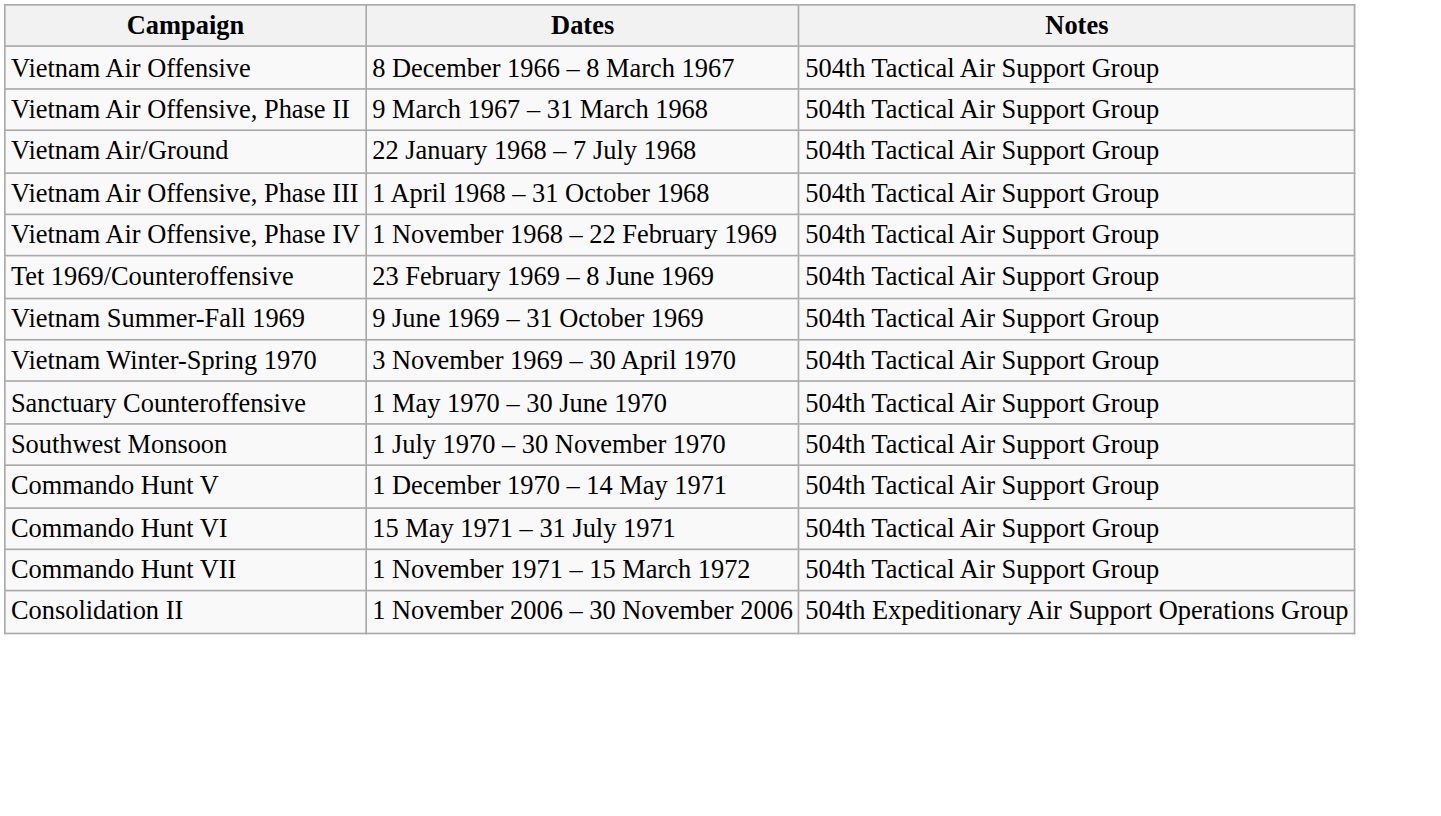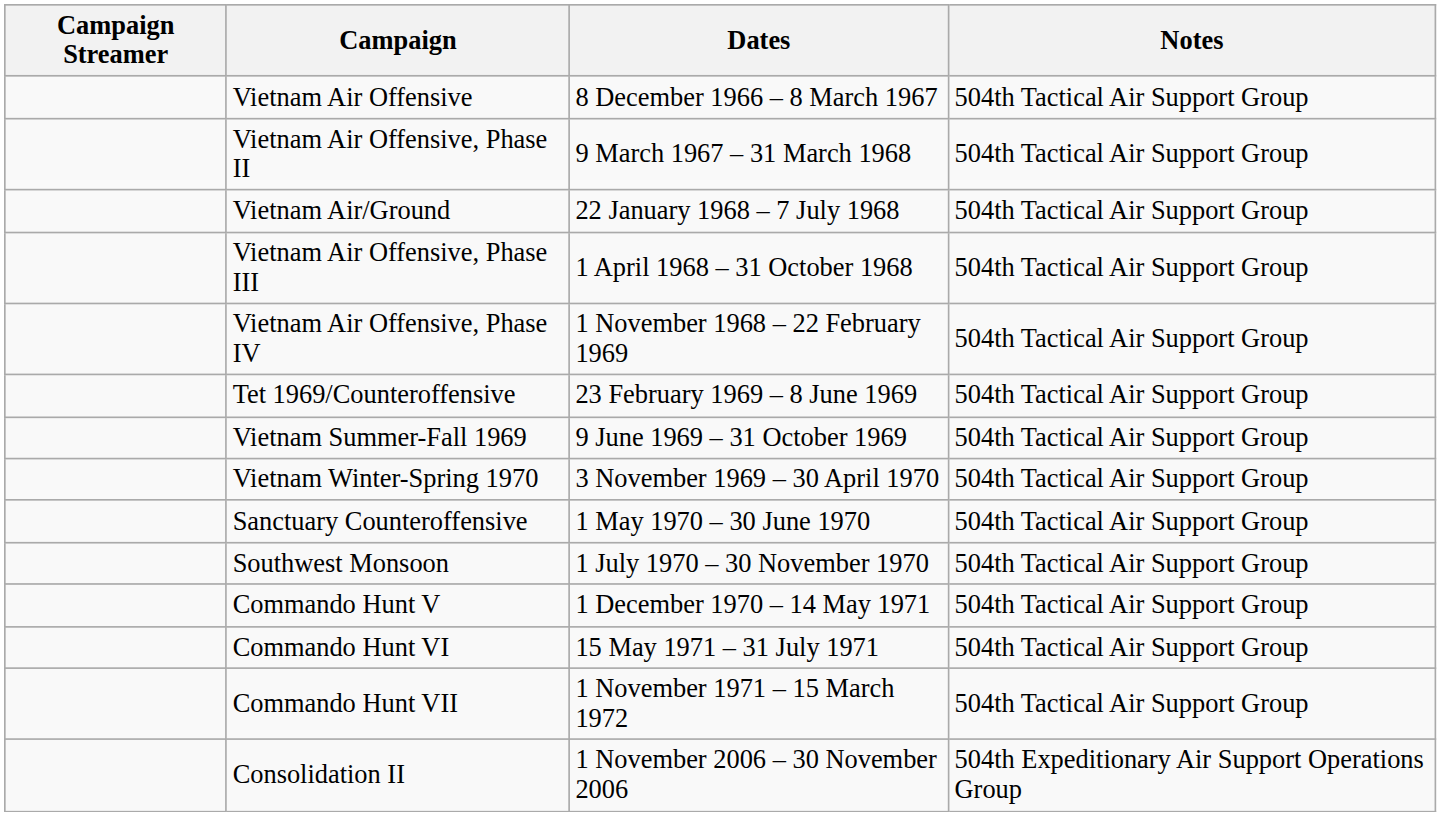+ column: (116, 40)
